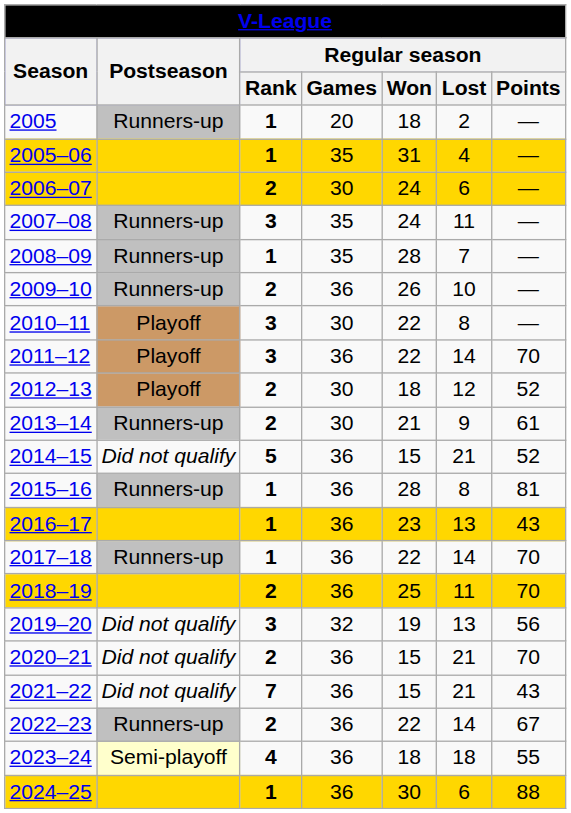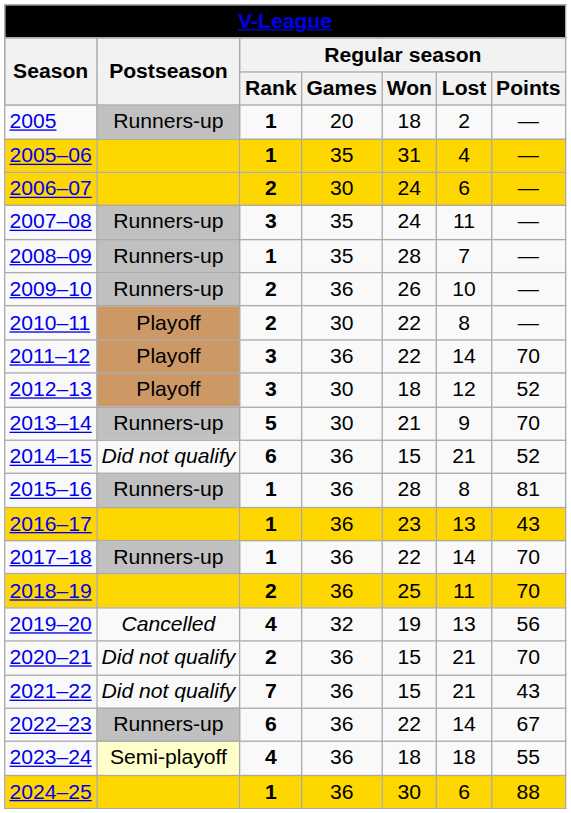(271, 322) 3 -> (271, 322) 2
(271, 389) 2 -> (271, 389) 3
(271, 423) 2 -> (271, 423) 5
(528, 423) 61 -> (528, 423) 70
(271, 456) 5 -> (271, 456) 6
(168, 624) Did not qualify -> (168, 624) Cancelled
(271, 624) 3 -> (271, 624) 4
(271, 724) 2 -> (271, 724) 6
